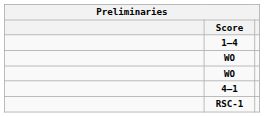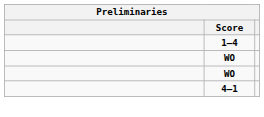- row: (104, 104)
